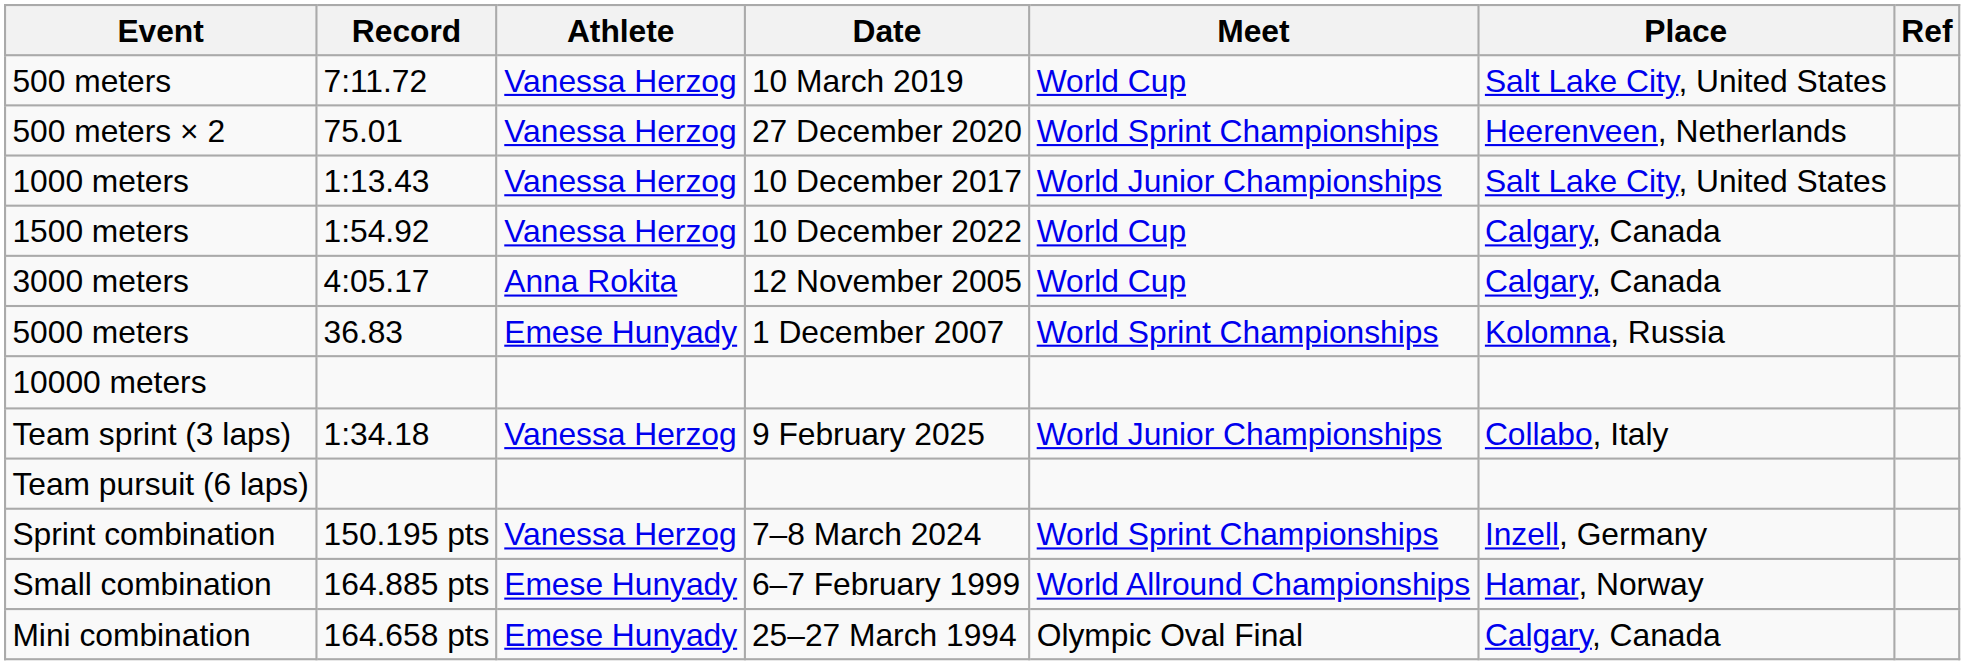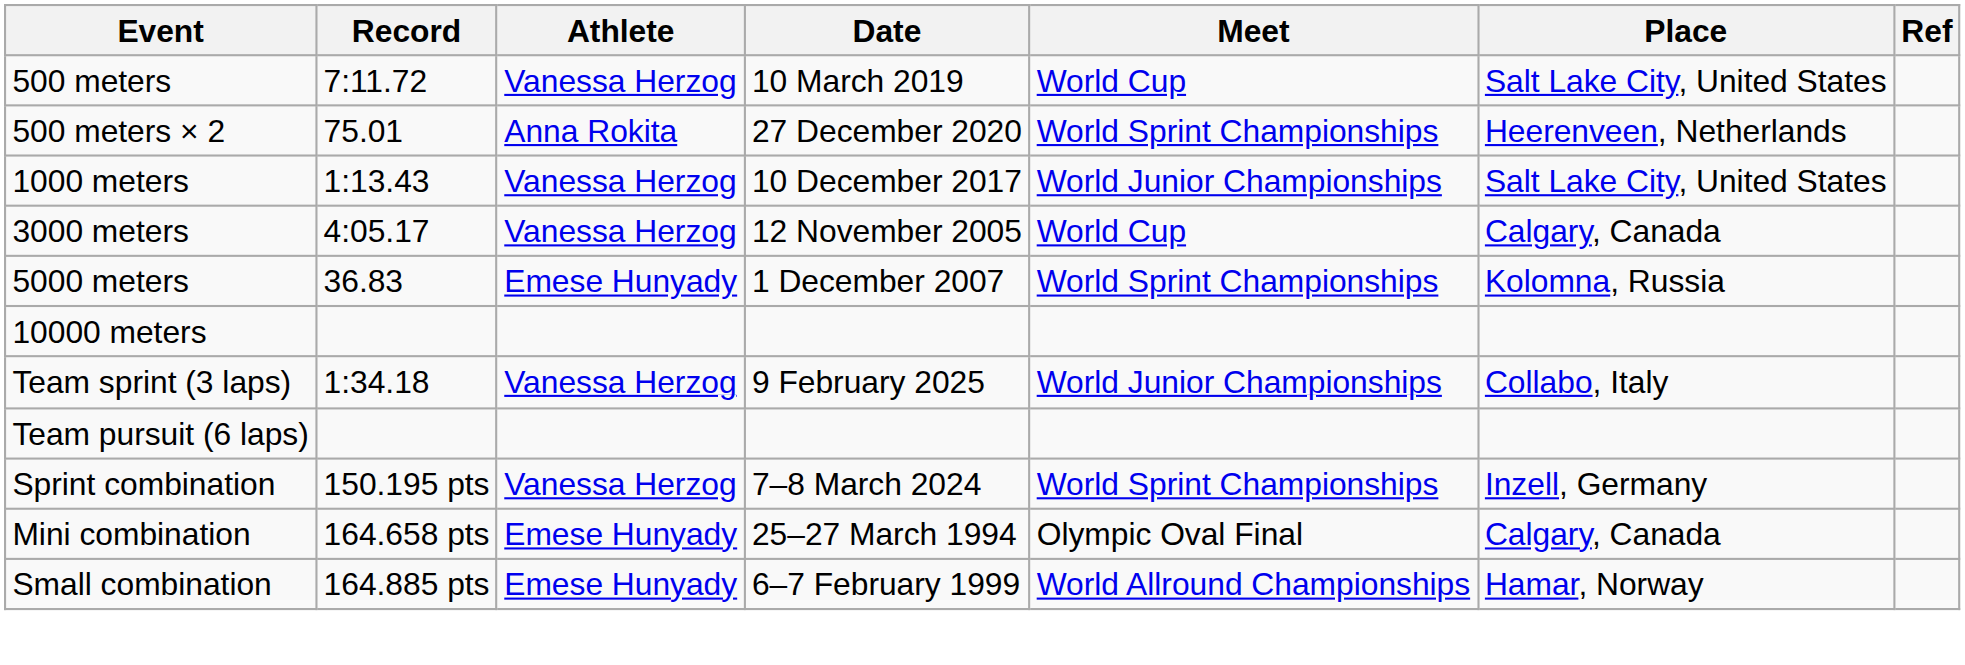(620, 131) Vanessa Herzog -> (591, 131) Anna Rokita
- row: (101, 232)
(591, 282) Anna Rokita -> (620, 232) Vanessa Herzog
rows swapped: (132, 634) <-> (142, 584)
